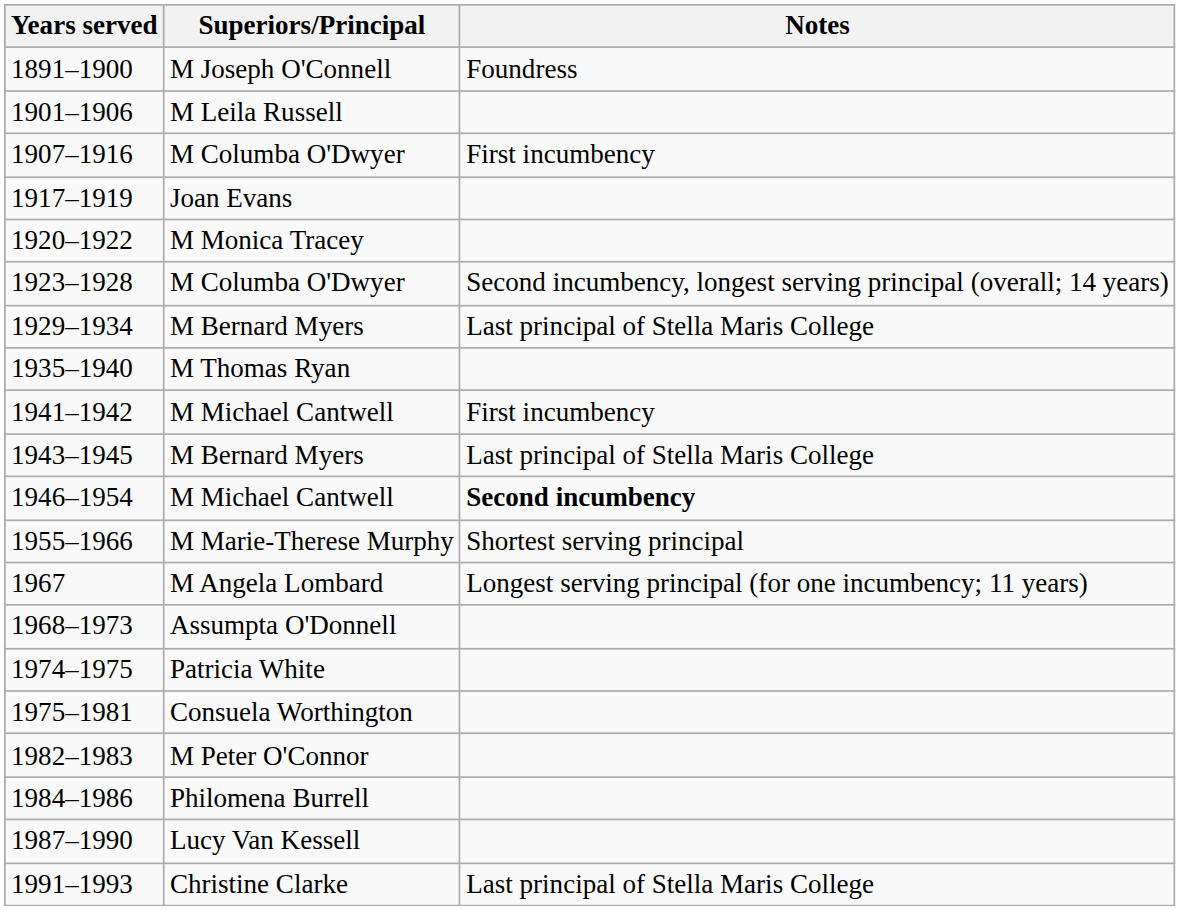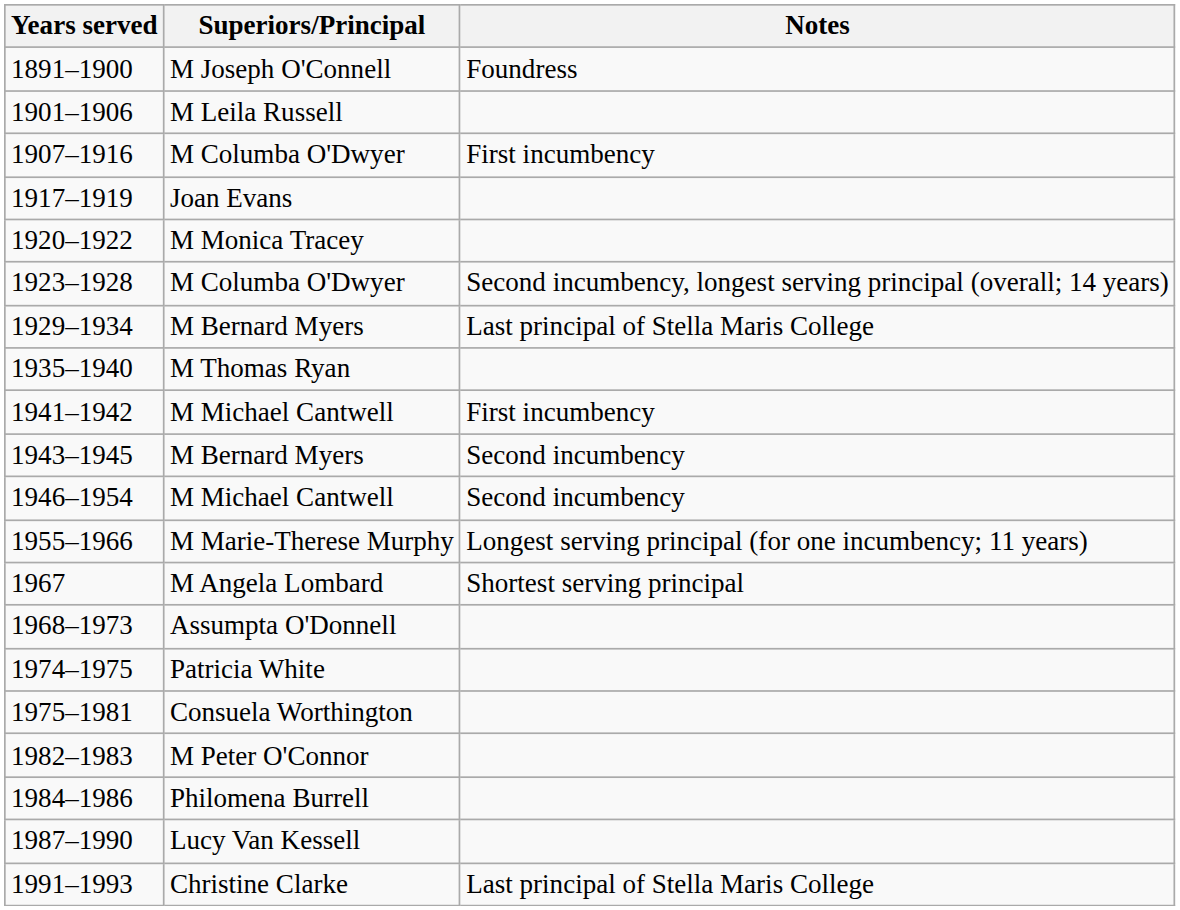(670, 454) Last principal of Stella Maris College -> (576, 454) Second incumbency
(581, 497) bold -> (576, 497) normal
(605, 540) Shortest serving principal -> (777, 540) Longest serving principal (for one incumbency; 11 years)
(777, 583) Longest serving principal (for one incumbency; 11 years) -> (605, 583) Shortest serving principal
